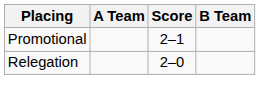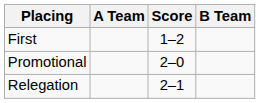+ row: (22, 39)
(172, 39) 2–1 -> (172, 62) 2–0
(172, 62) 2–0 -> (172, 86) 2–1
